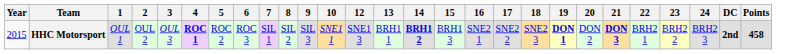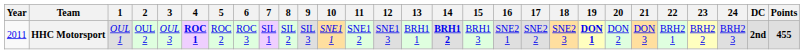+ column: (359, 12)
(17, 34) 2015 -> (17, 34) 2011
(616, 34) bold -> (644, 34) normal
(756, 34) 458 -> (784, 34) 455
